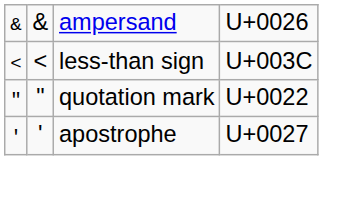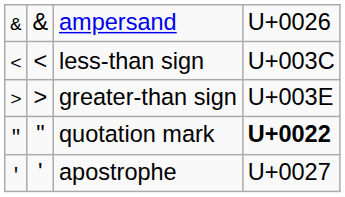+ row: (148, 97)
(267, 97) normal -> (289, 135) bold
